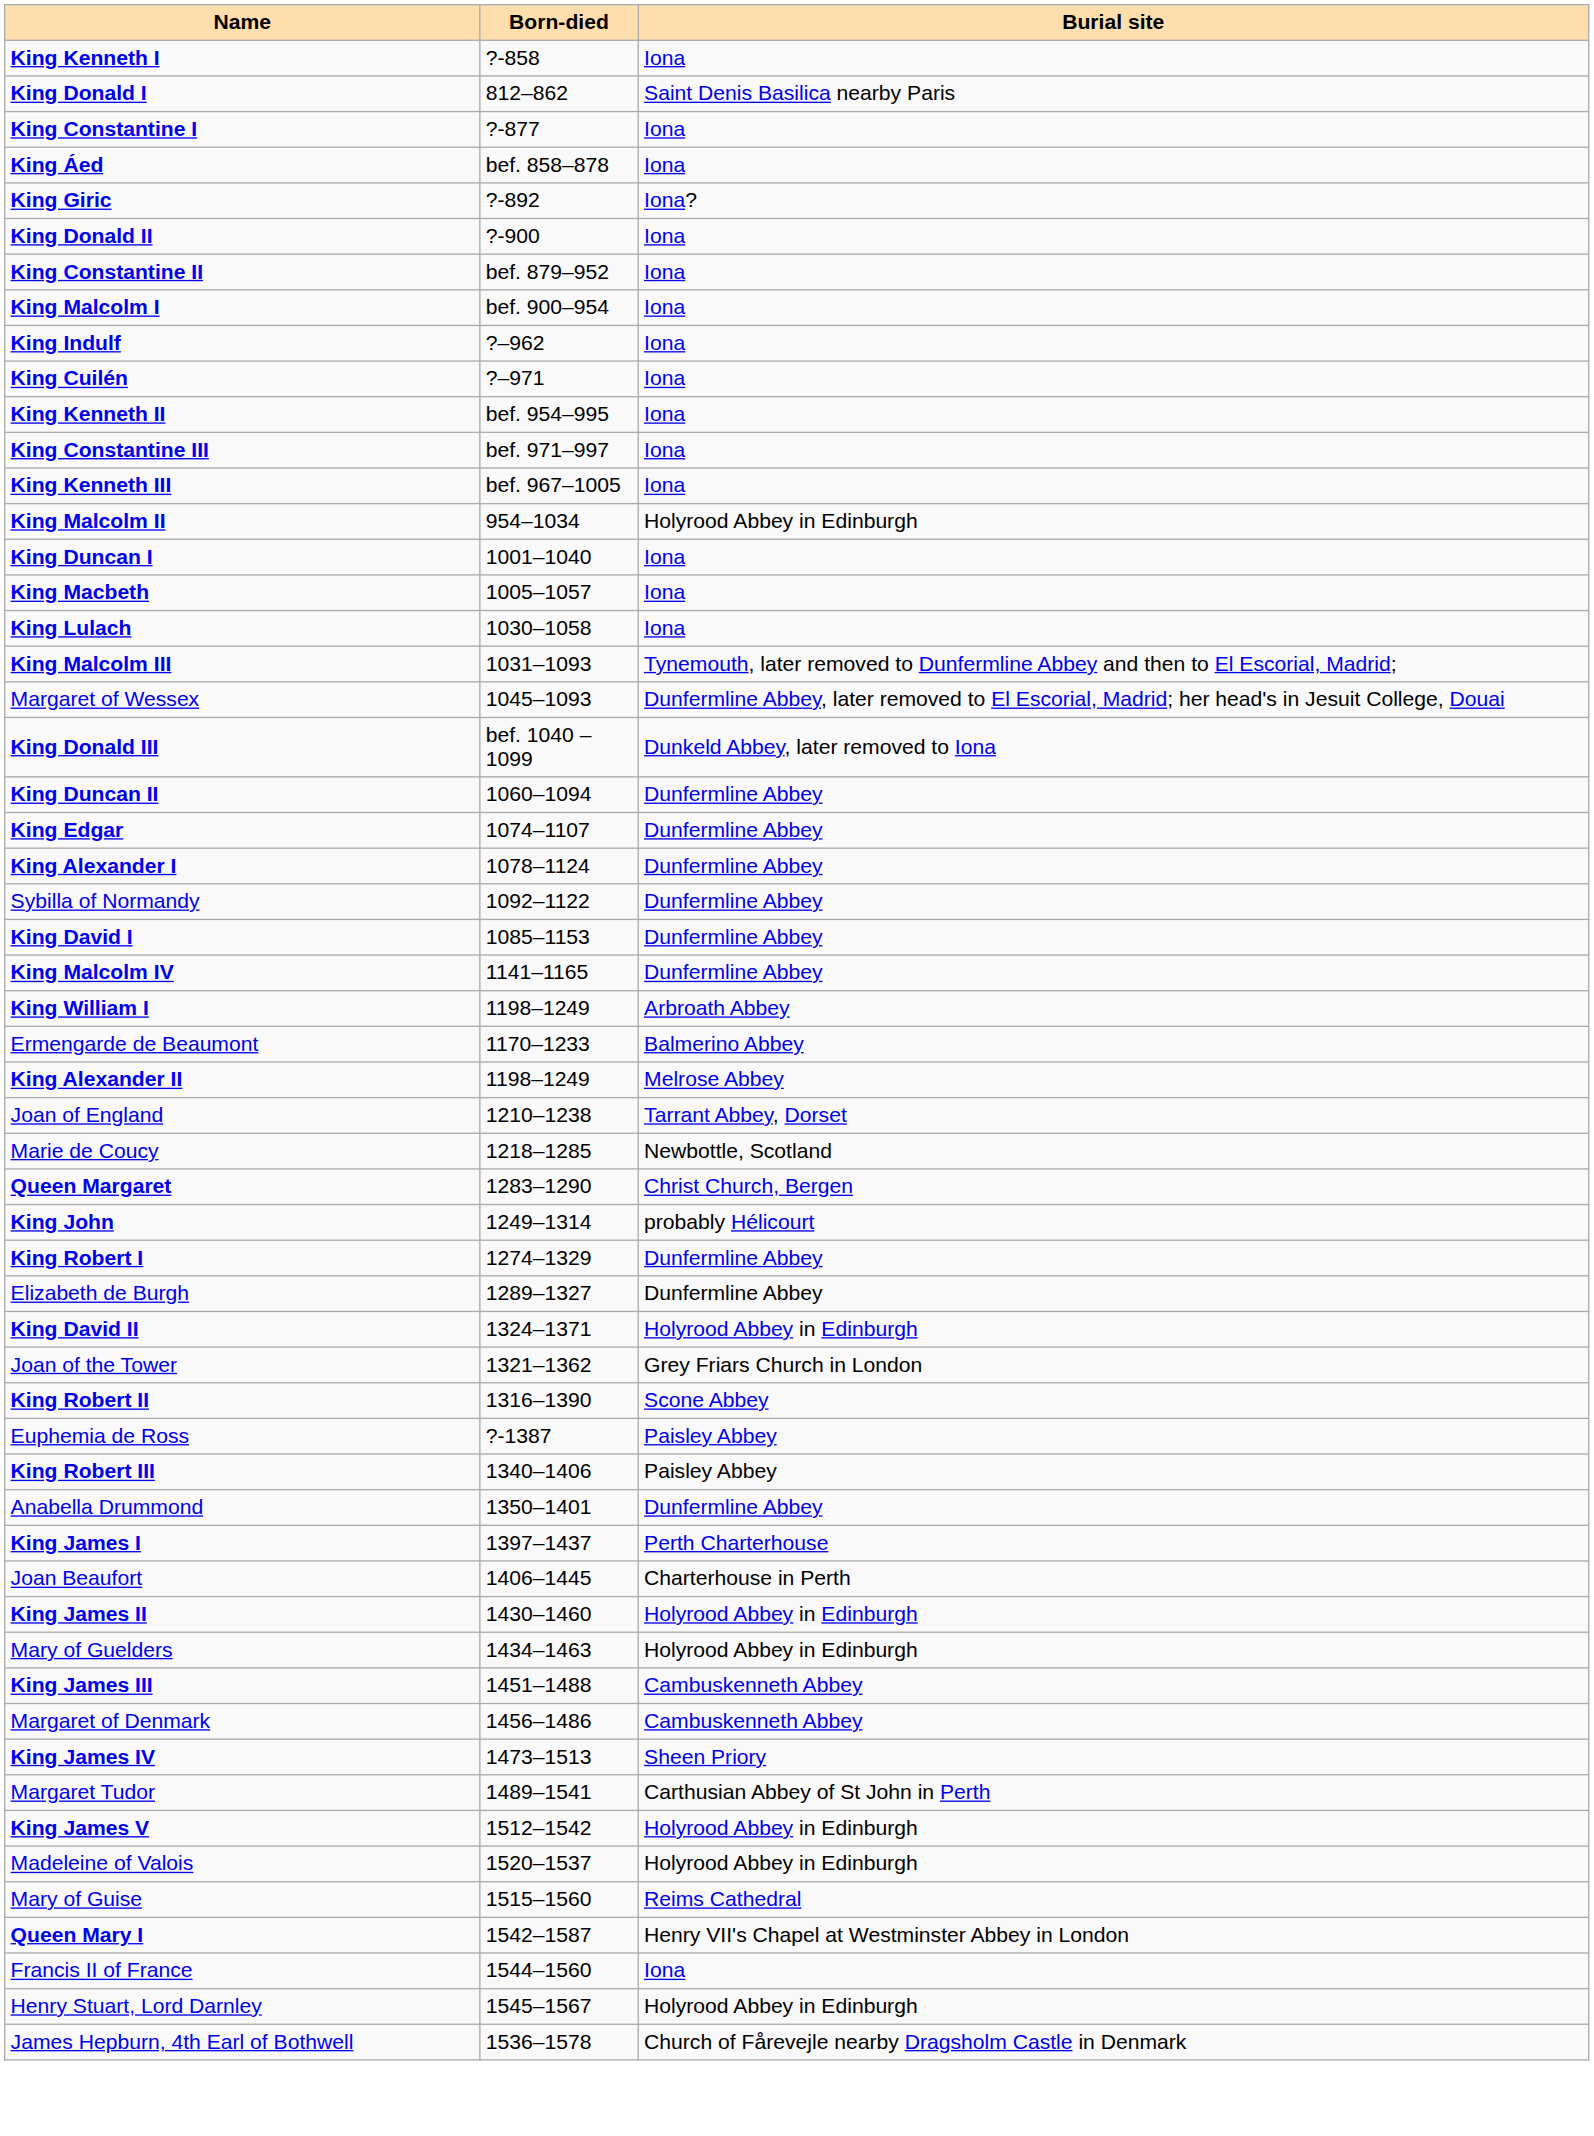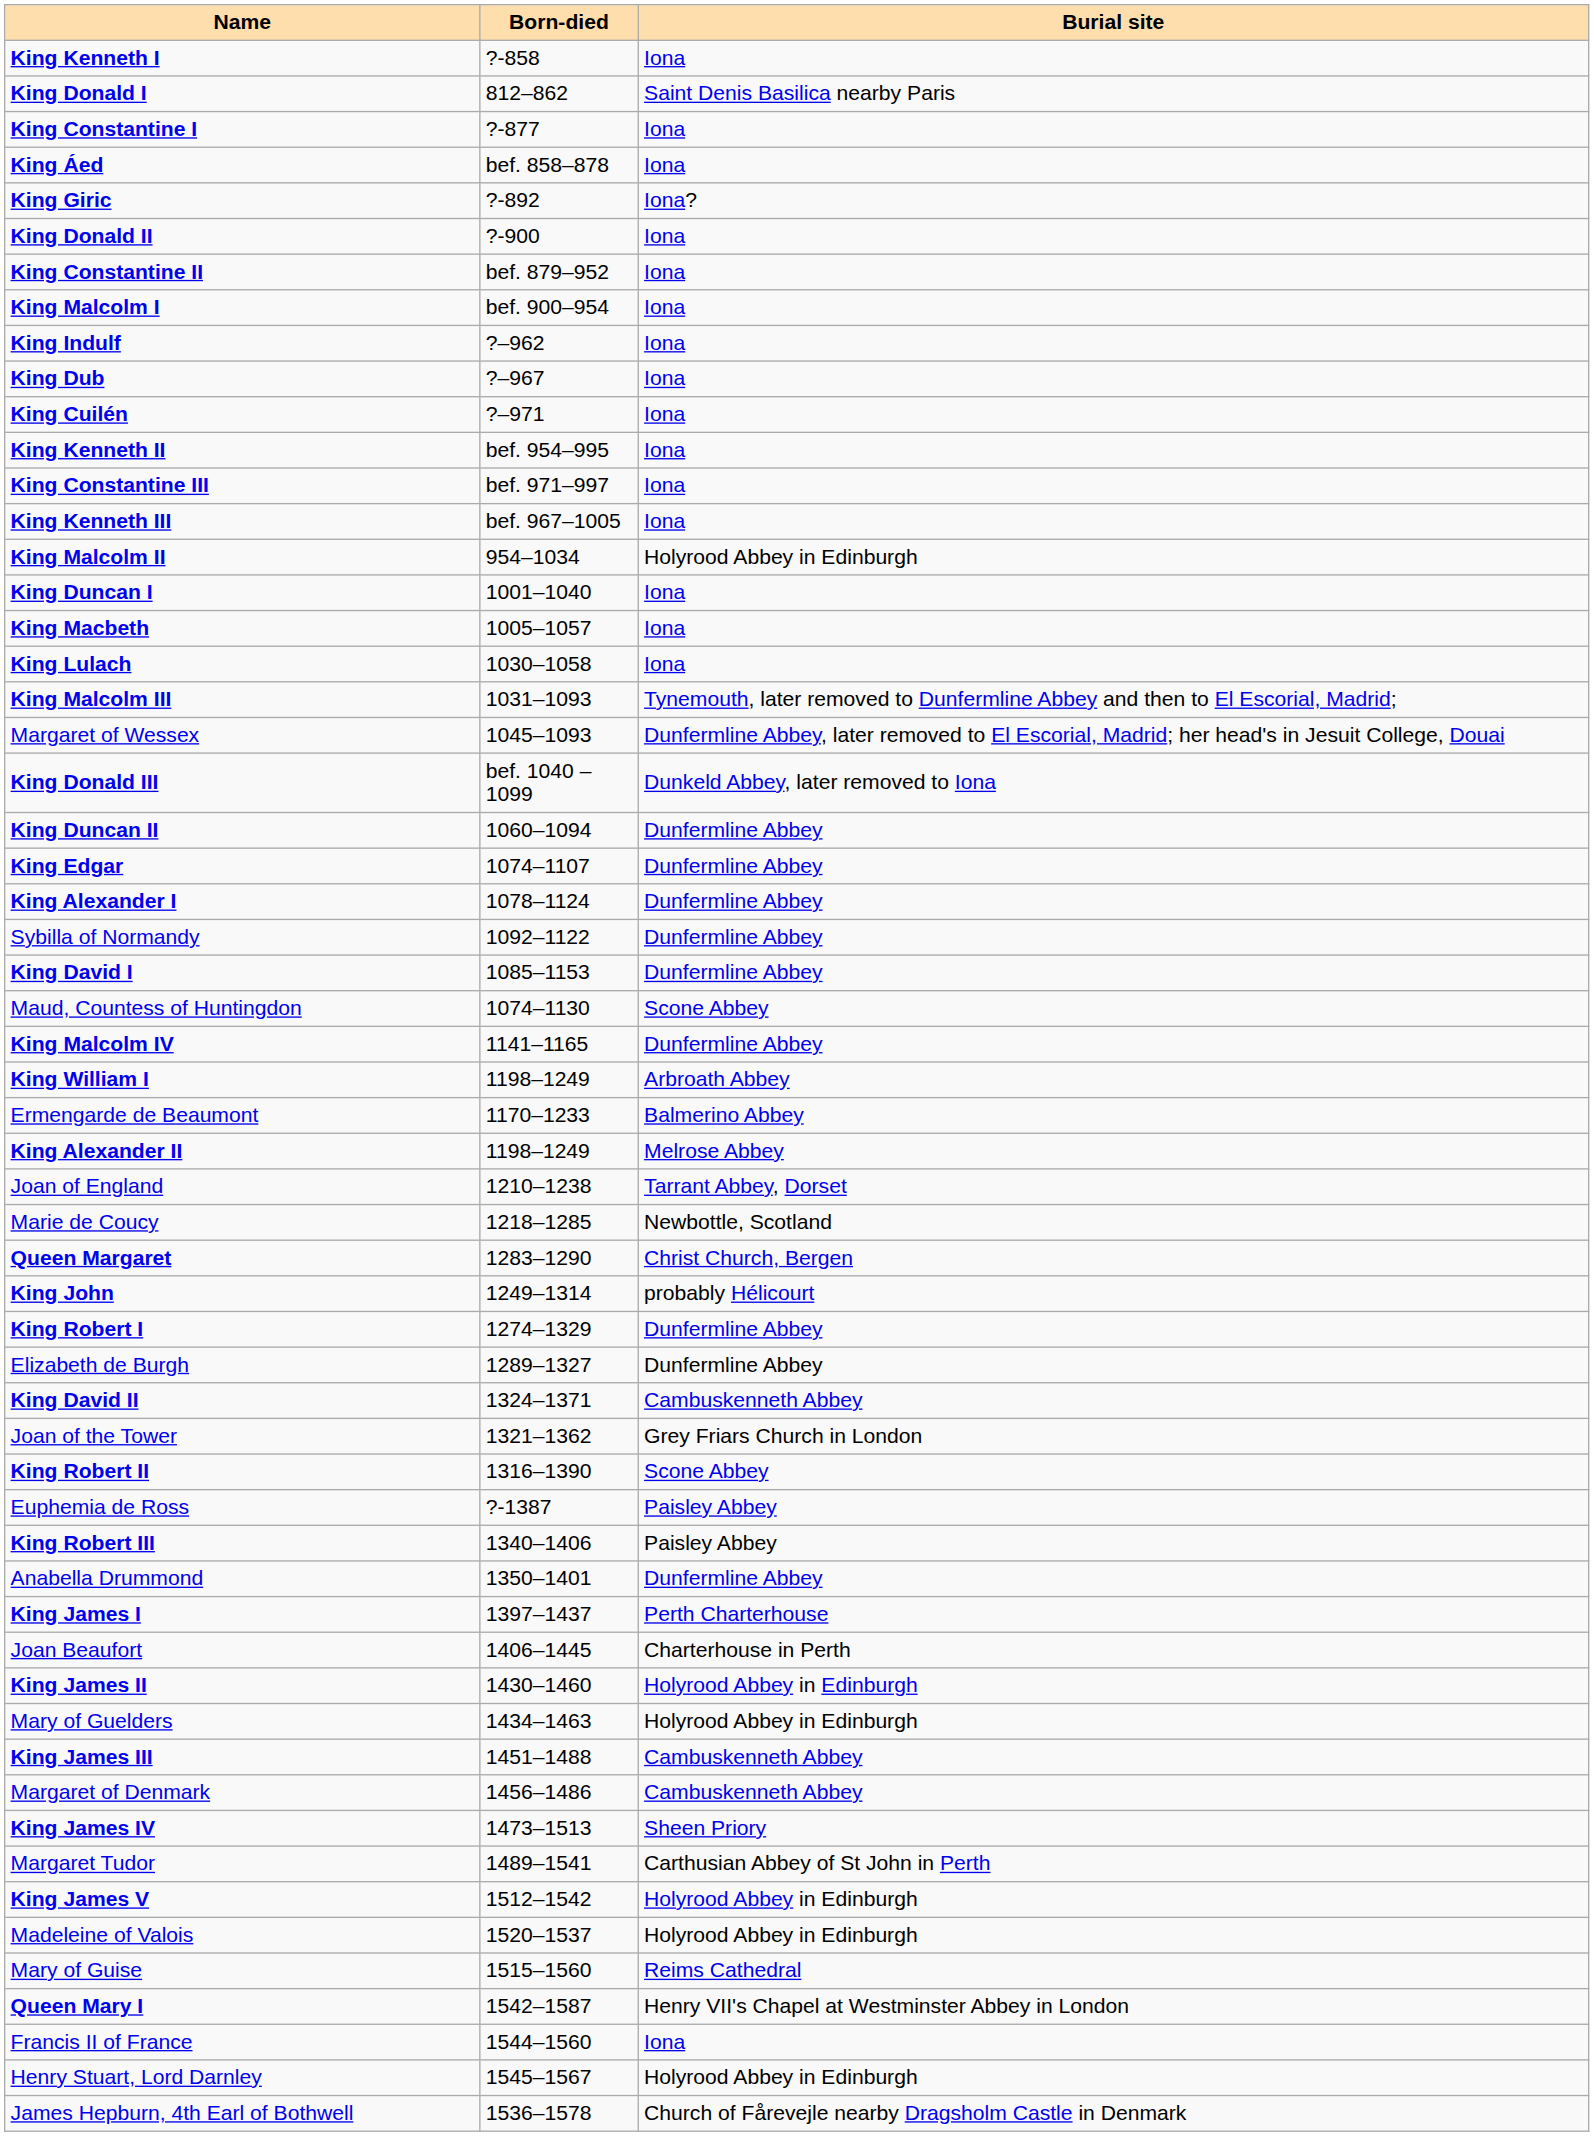+ row: (58, 378)
+ row: (156, 1008)
(781, 1329) Holyrood Abbey in Edinburgh -> (753, 1400) Cambuskenneth Abbey
